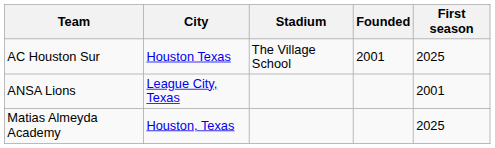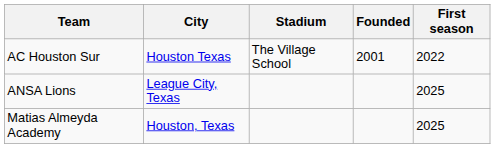(430, 56) 2025 -> (430, 56) 2022
(430, 91) 2001 -> (430, 91) 2025
